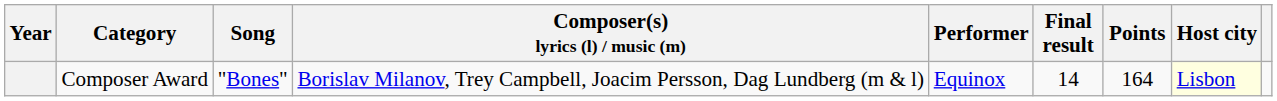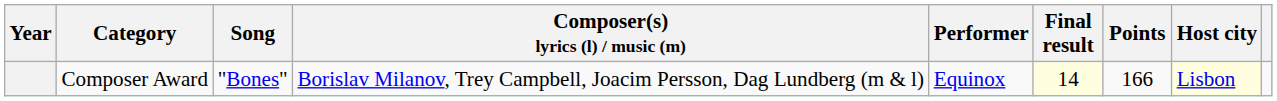(1068, 78) no background -> (1068, 78) lightyellow background
(1137, 78) 164 -> (1137, 78) 166
